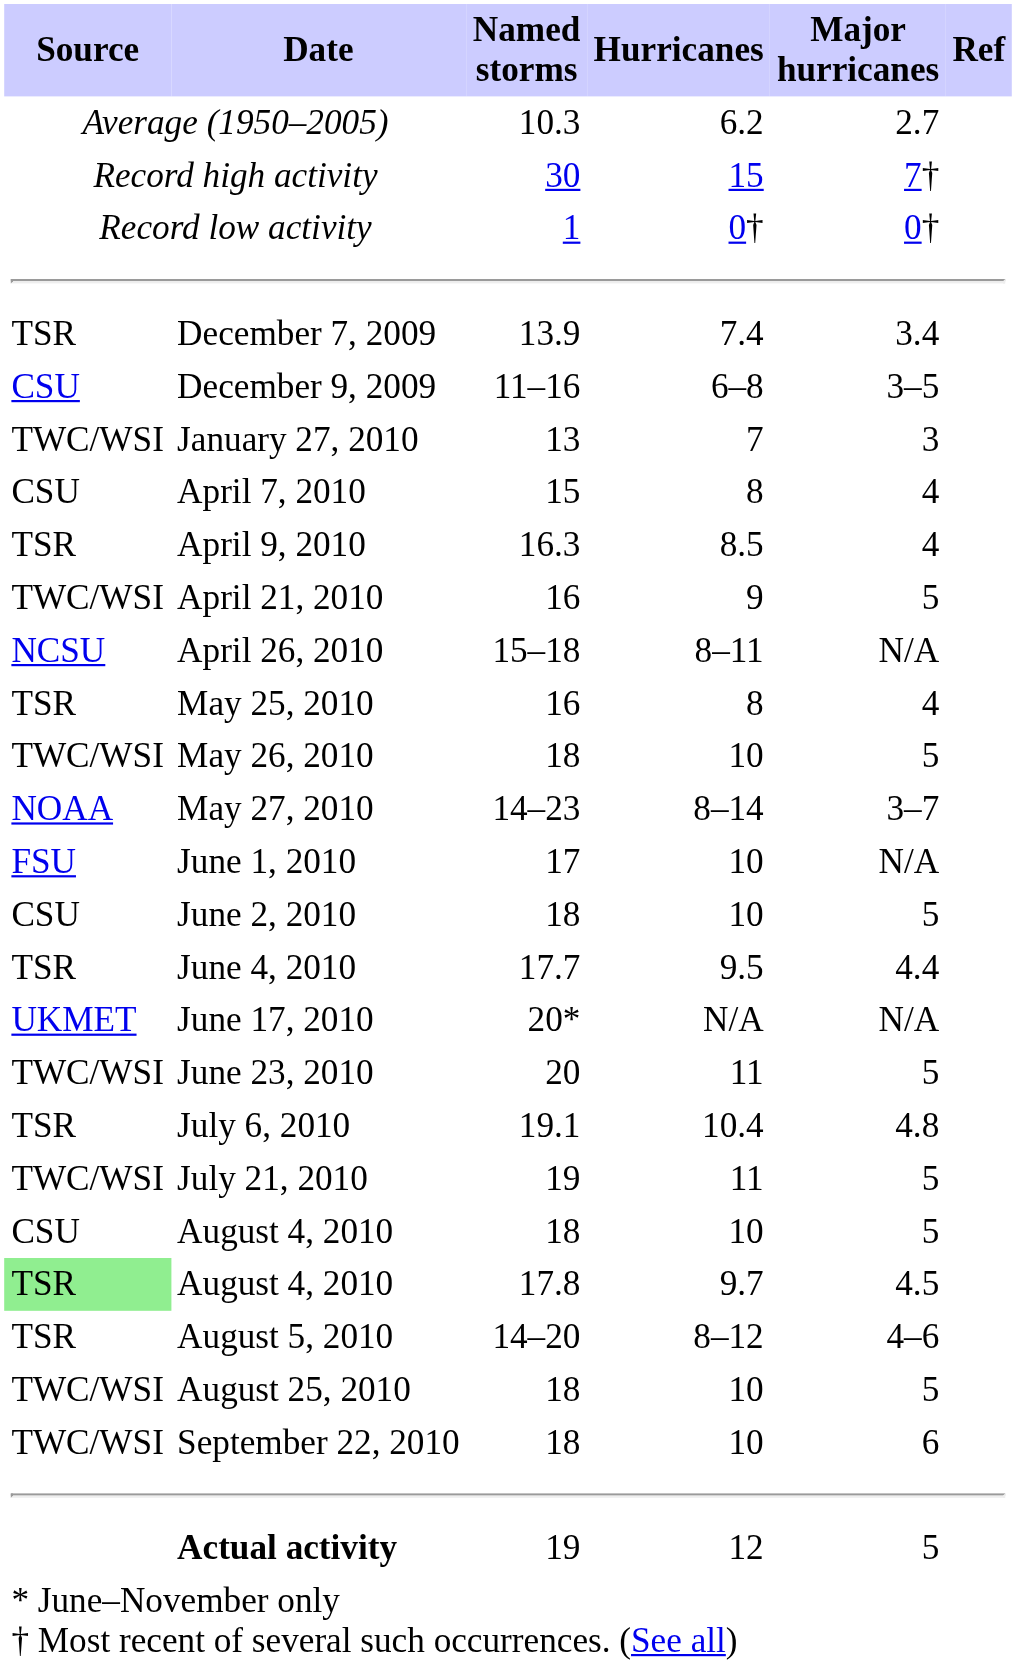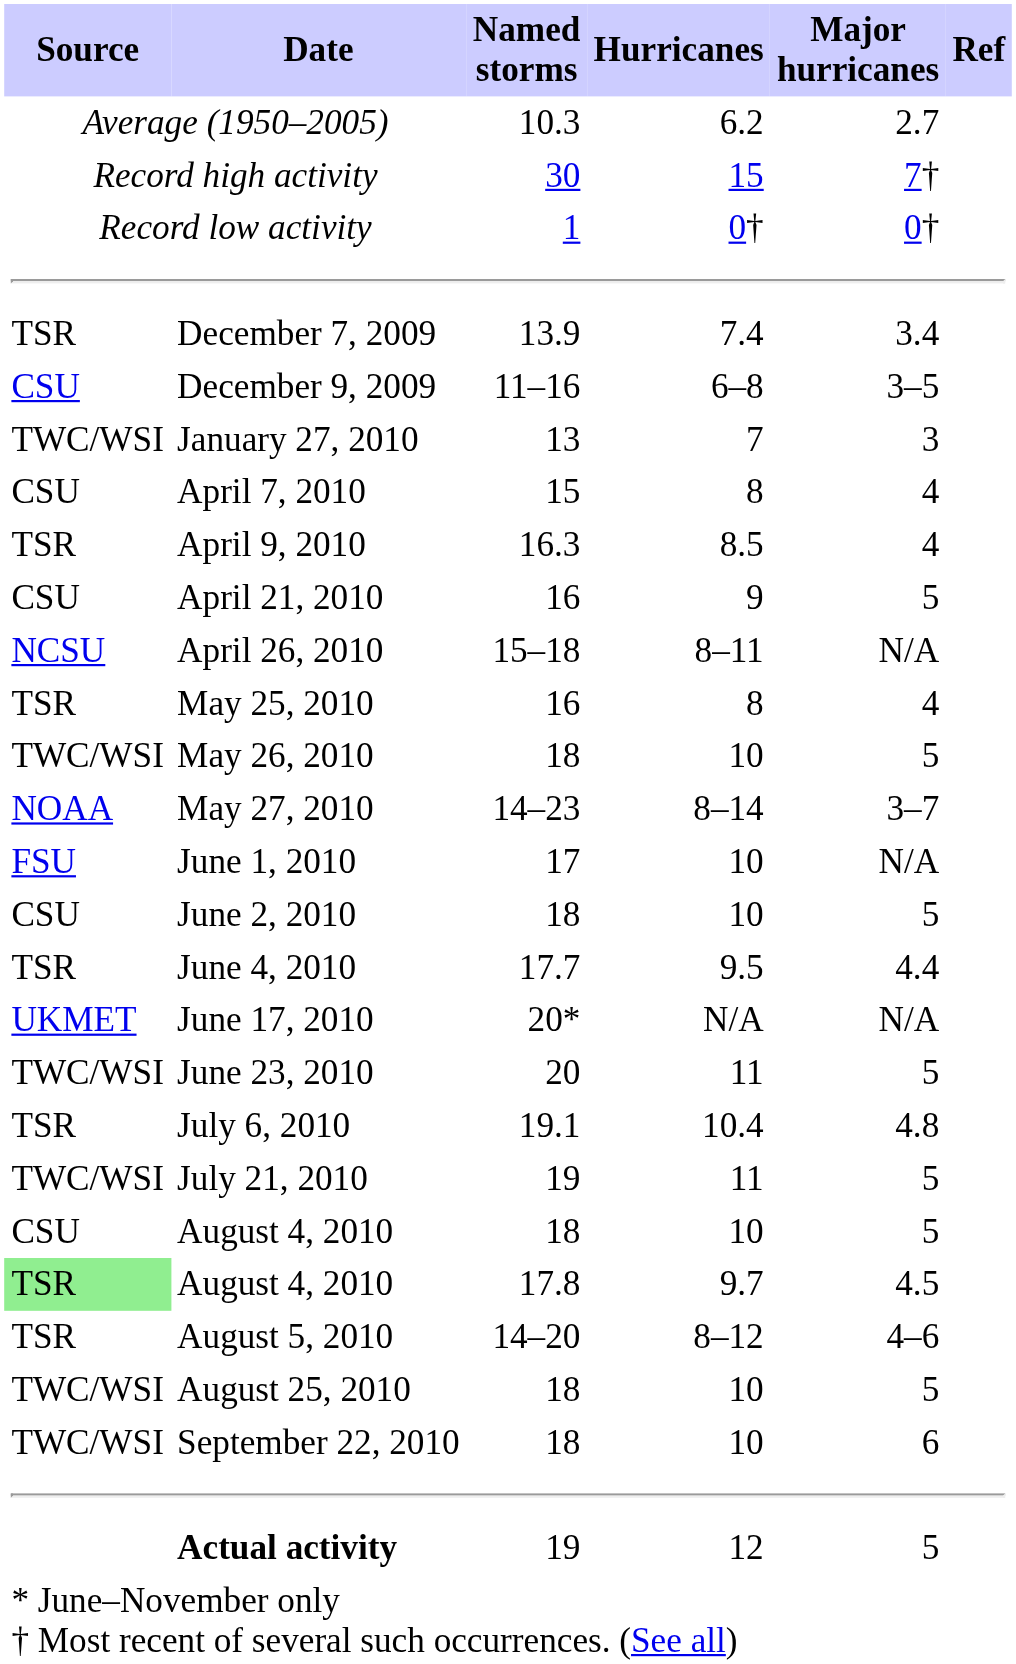(88, 597) TWC/WSI -> (46, 597) CSU
